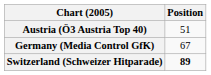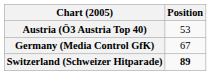(185, 29) 51 -> (185, 29) 53
